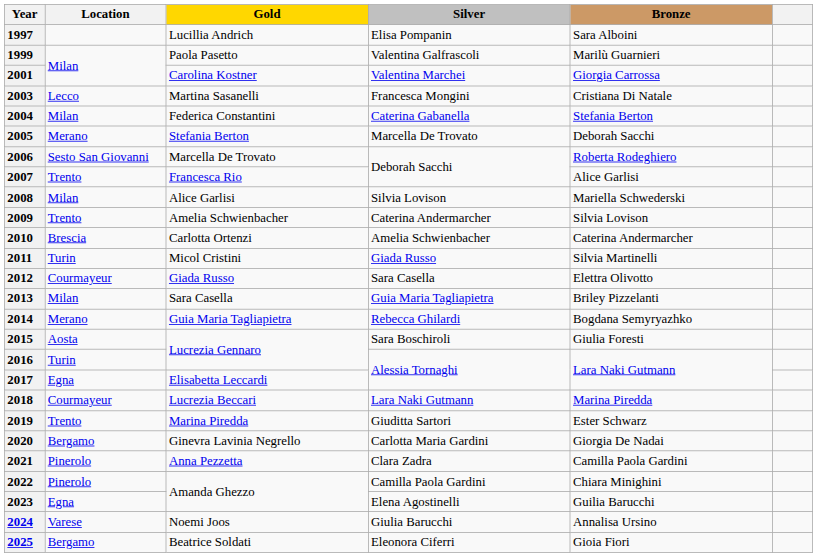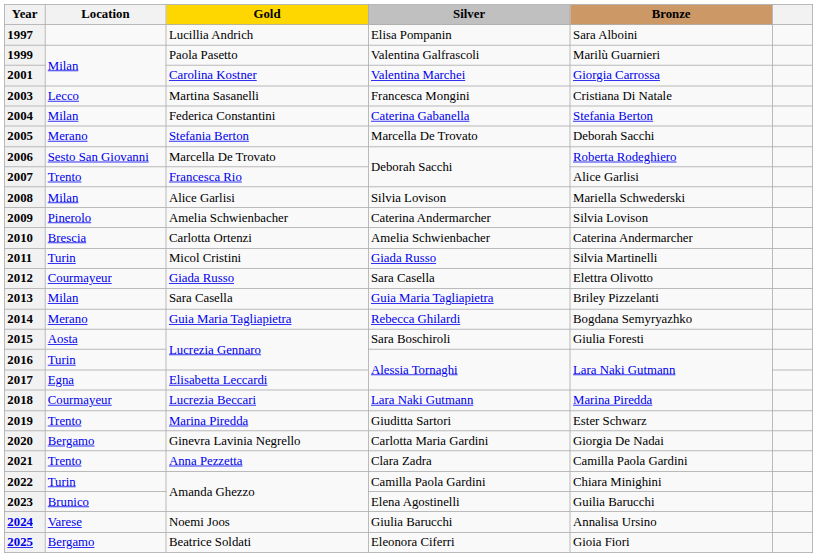(65, 217) Trento -> (69, 217) Pinerolo
(69, 461) Pinerolo -> (65, 461) Trento
(69, 481) Pinerolo -> (62, 481) Turin
(61, 501) Egna -> (68, 501) Brunico
